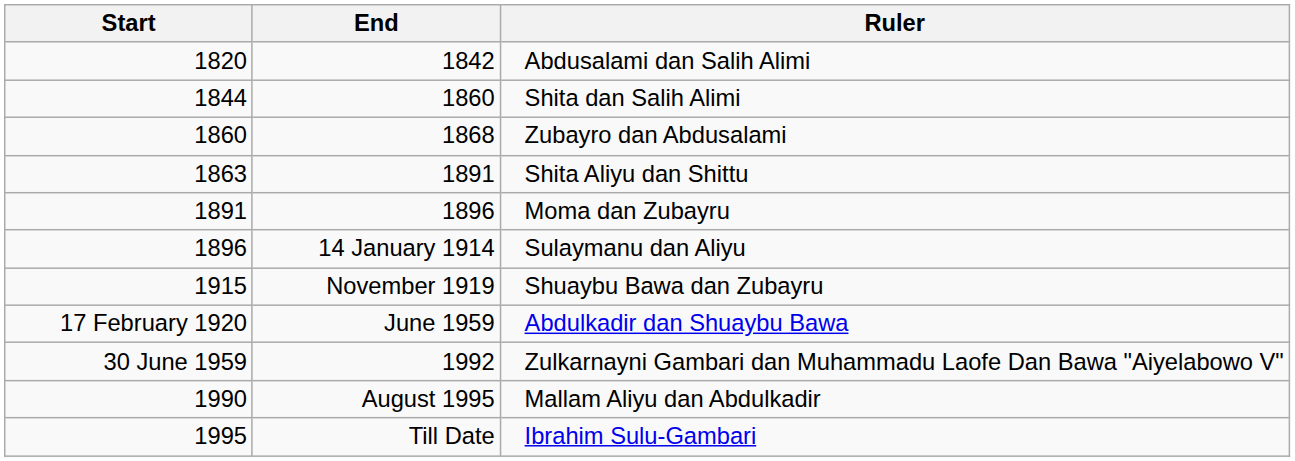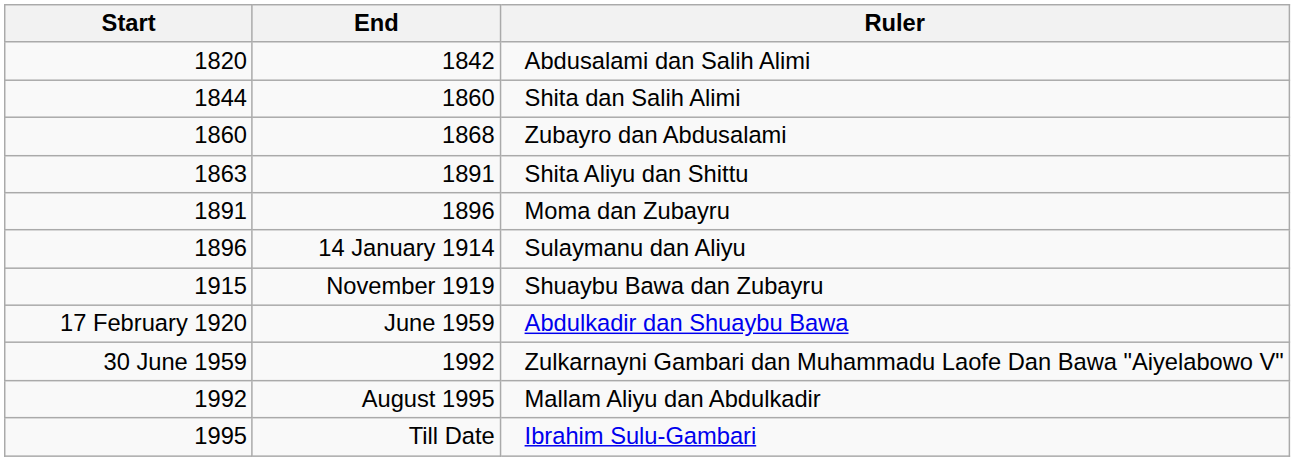(221, 398) 1990 -> (221, 398) 1992
